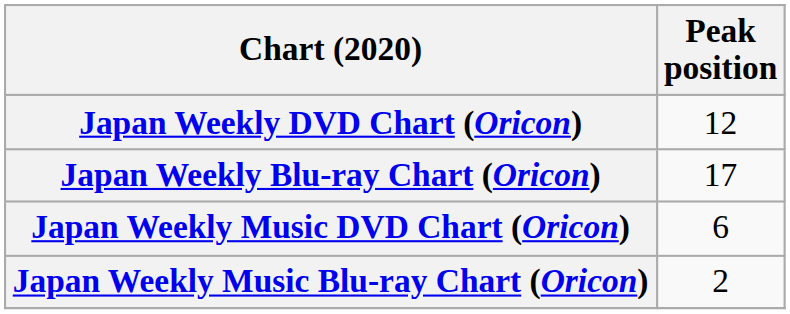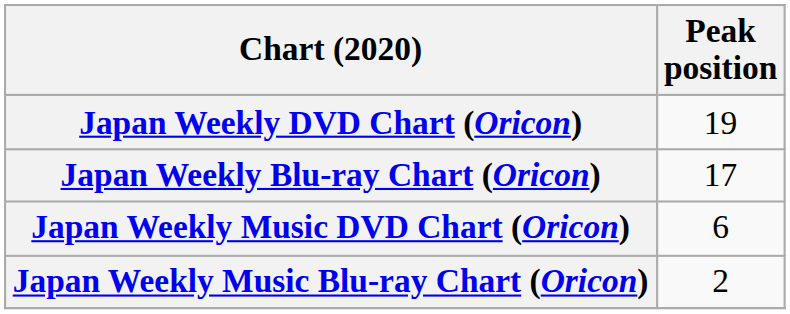(721, 121) 12 -> (721, 121) 19
